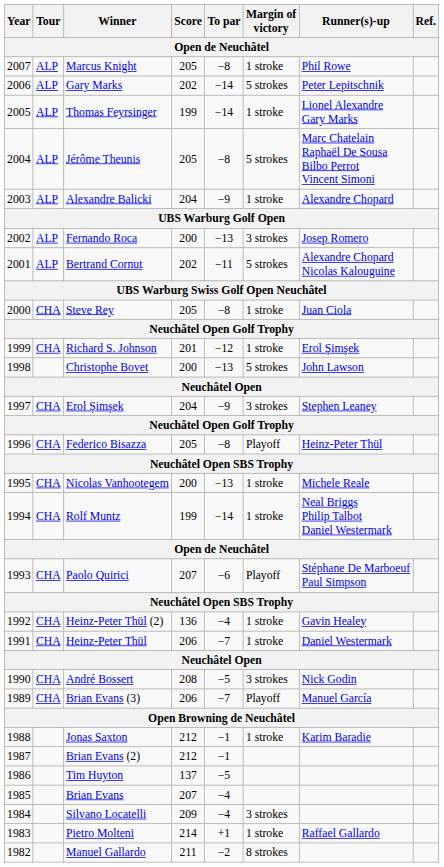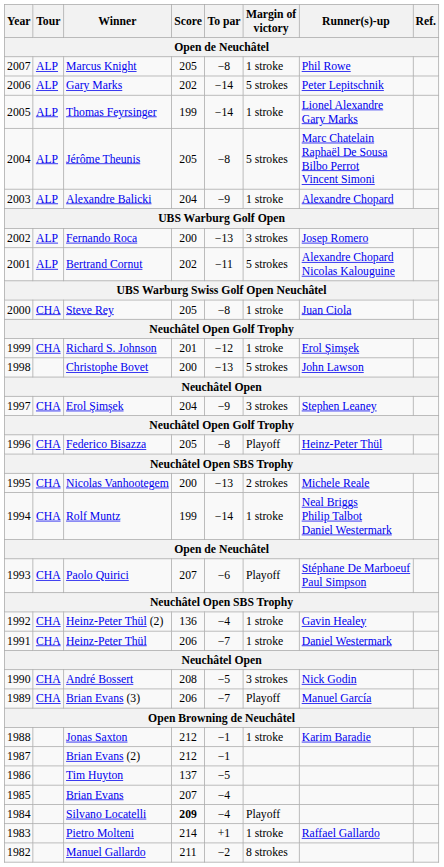(265, 483) 1 stroke -> (267, 483) 2 strokes
(188, 814) normal -> (188, 814) bold
(267, 814) 3 strokes -> (263, 814) Playoff
